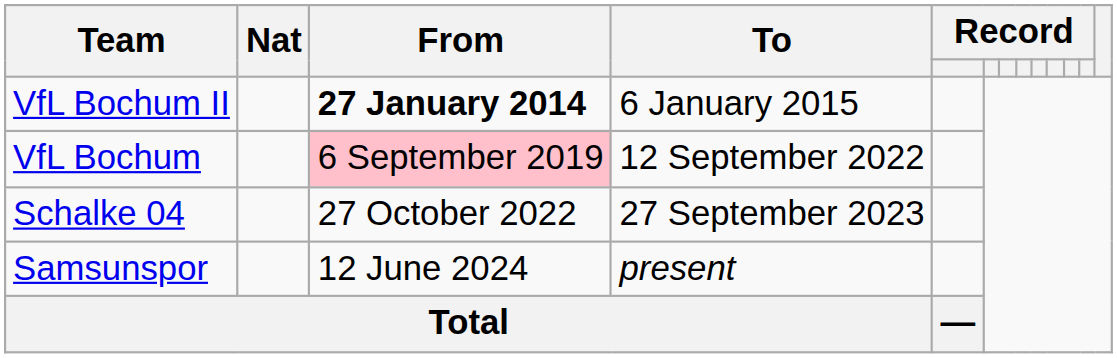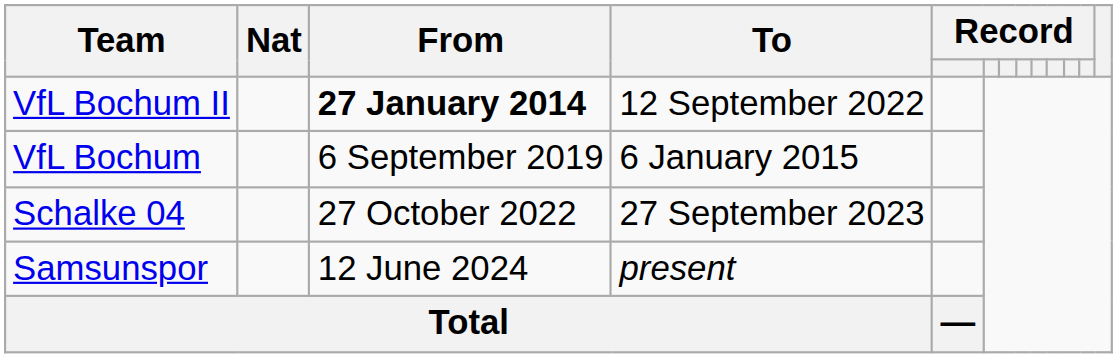(739, 103) 6 January 2015 -> (772, 103) 12 September 2022
(461, 158) pink background -> (461, 158) no background
(772, 158) 12 September 2022 -> (739, 158) 6 January 2015
